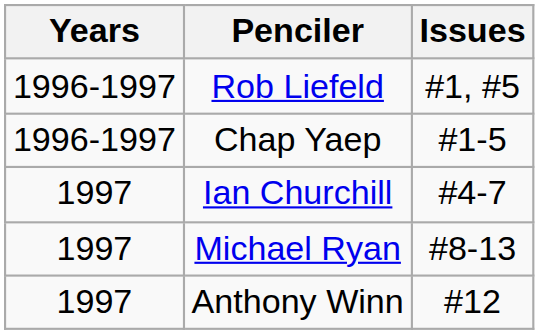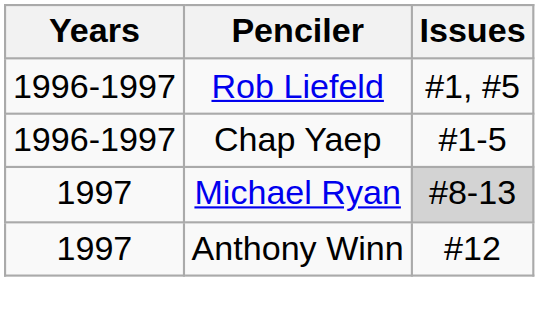- row: (298, 193)
(473, 247) no background -> (473, 193) lightgrey background
